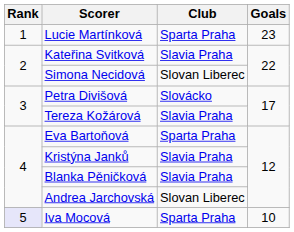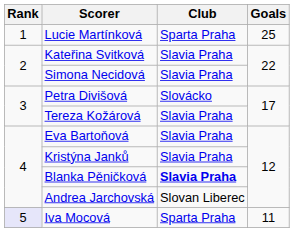(268, 34) 23 -> (268, 34) 25
(202, 75) Slovan Liberec -> (196, 75) Slavia Praha
(198, 136) Sparta Praha -> (196, 136) Slavia Praha
(196, 177) normal -> (198, 177) bold
(268, 217) 10 -> (268, 217) 11
